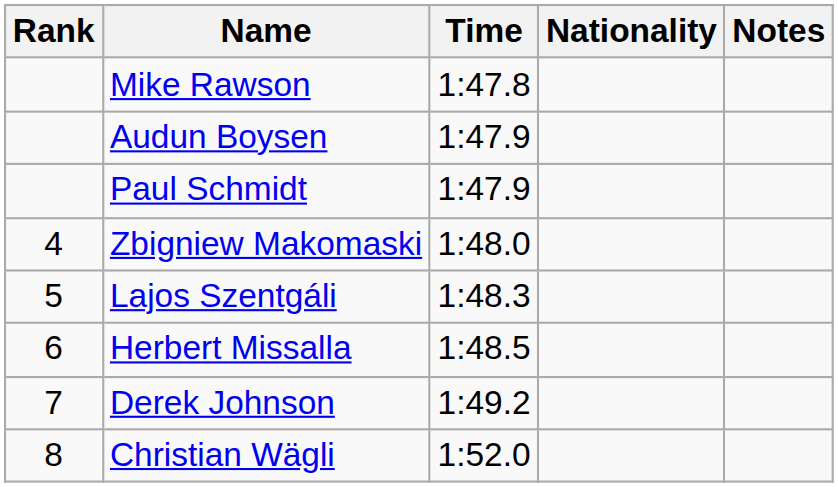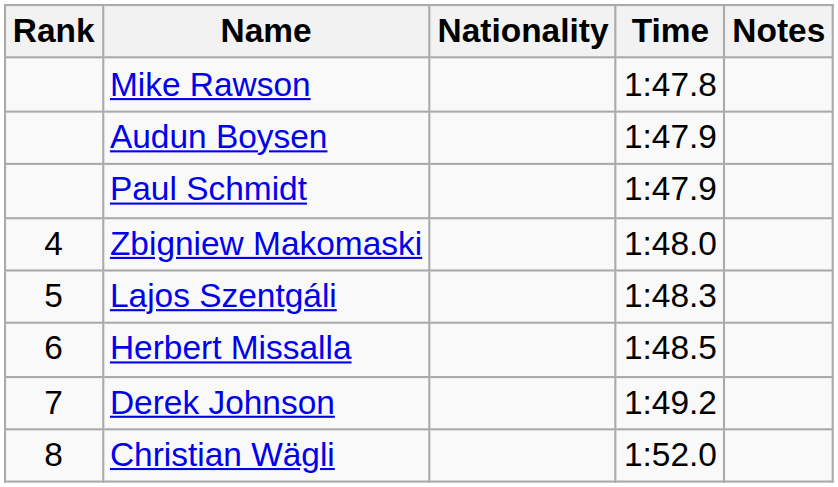columns swapped: (631, 31) <-> (484, 31)
